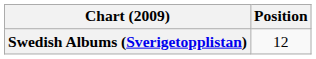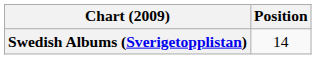(281, 41) 12 -> (281, 41) 14
